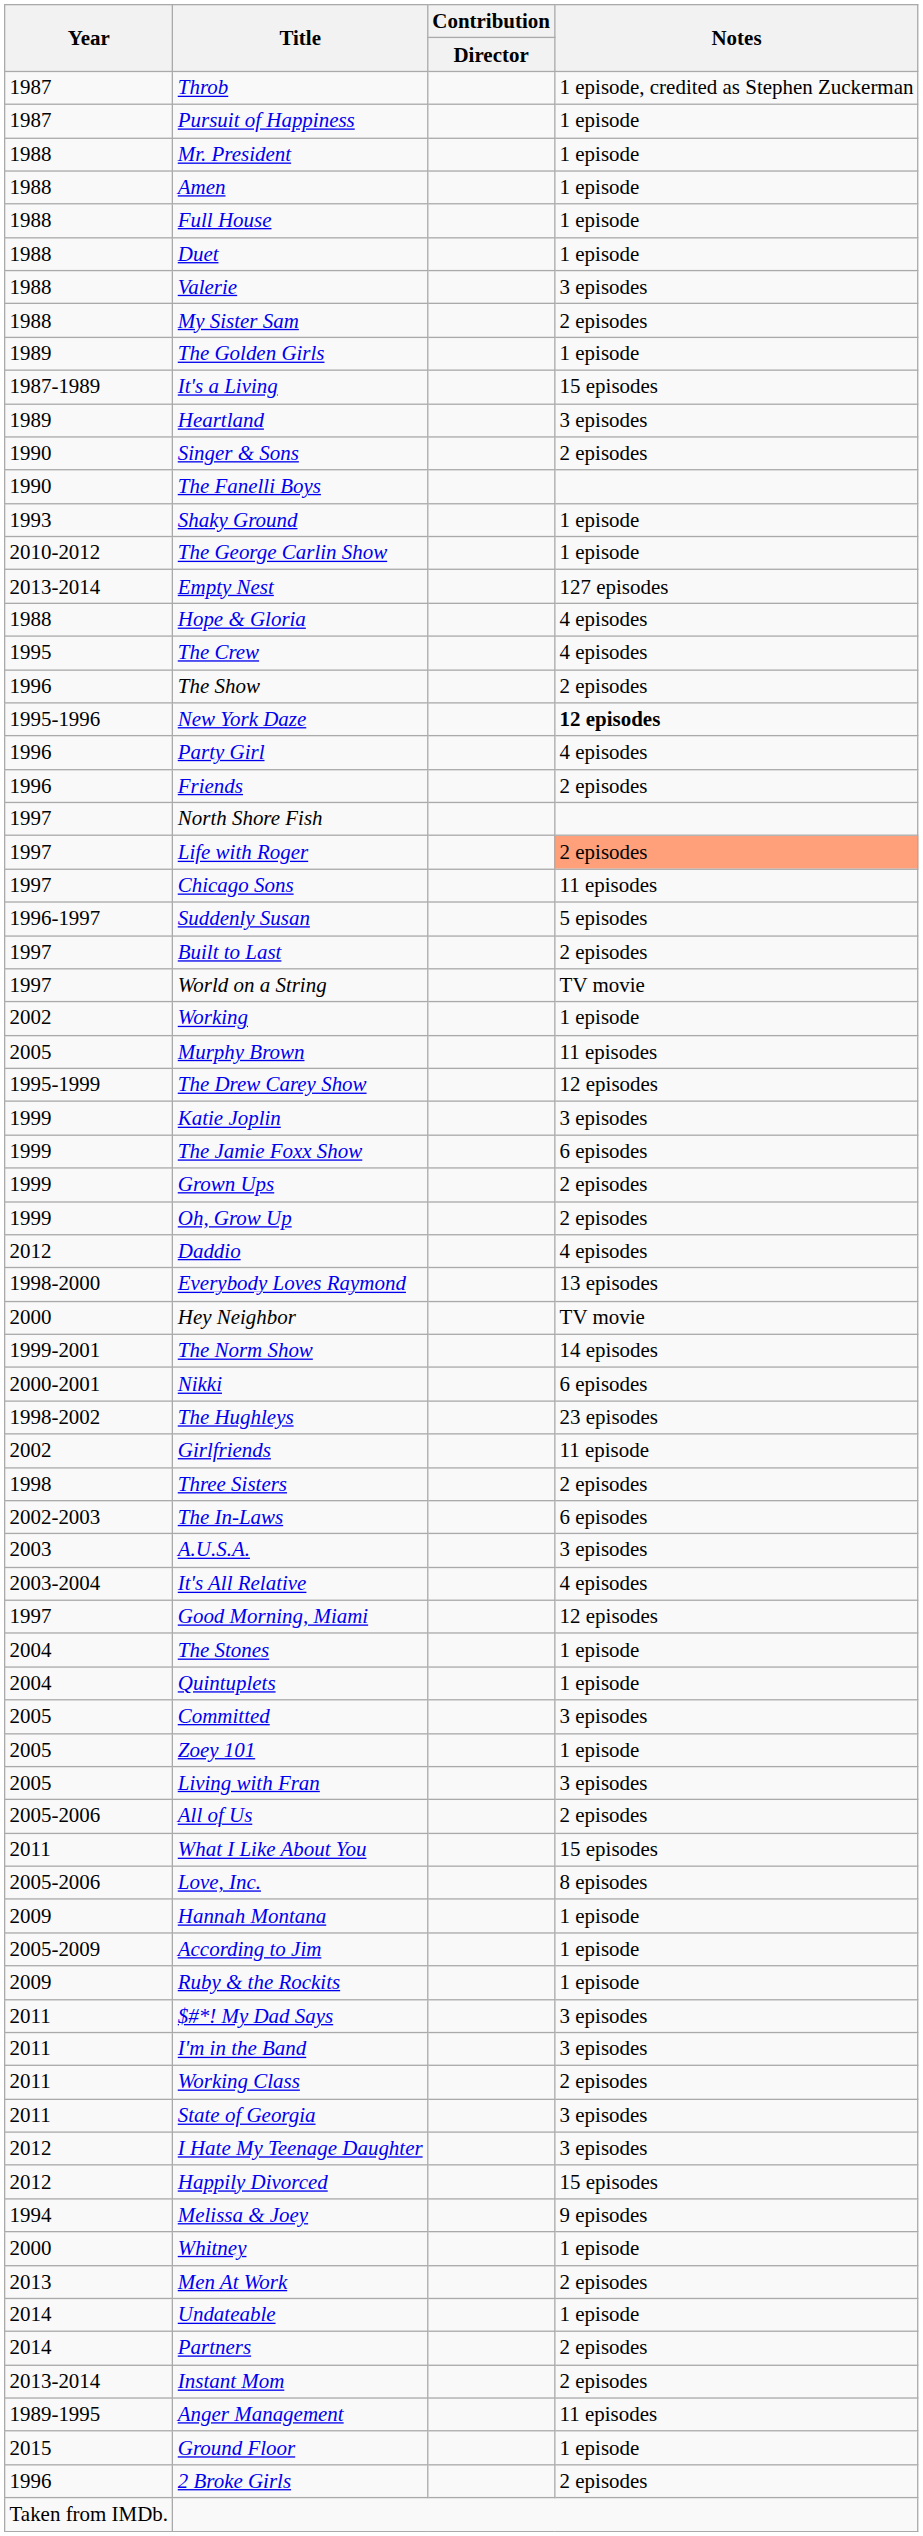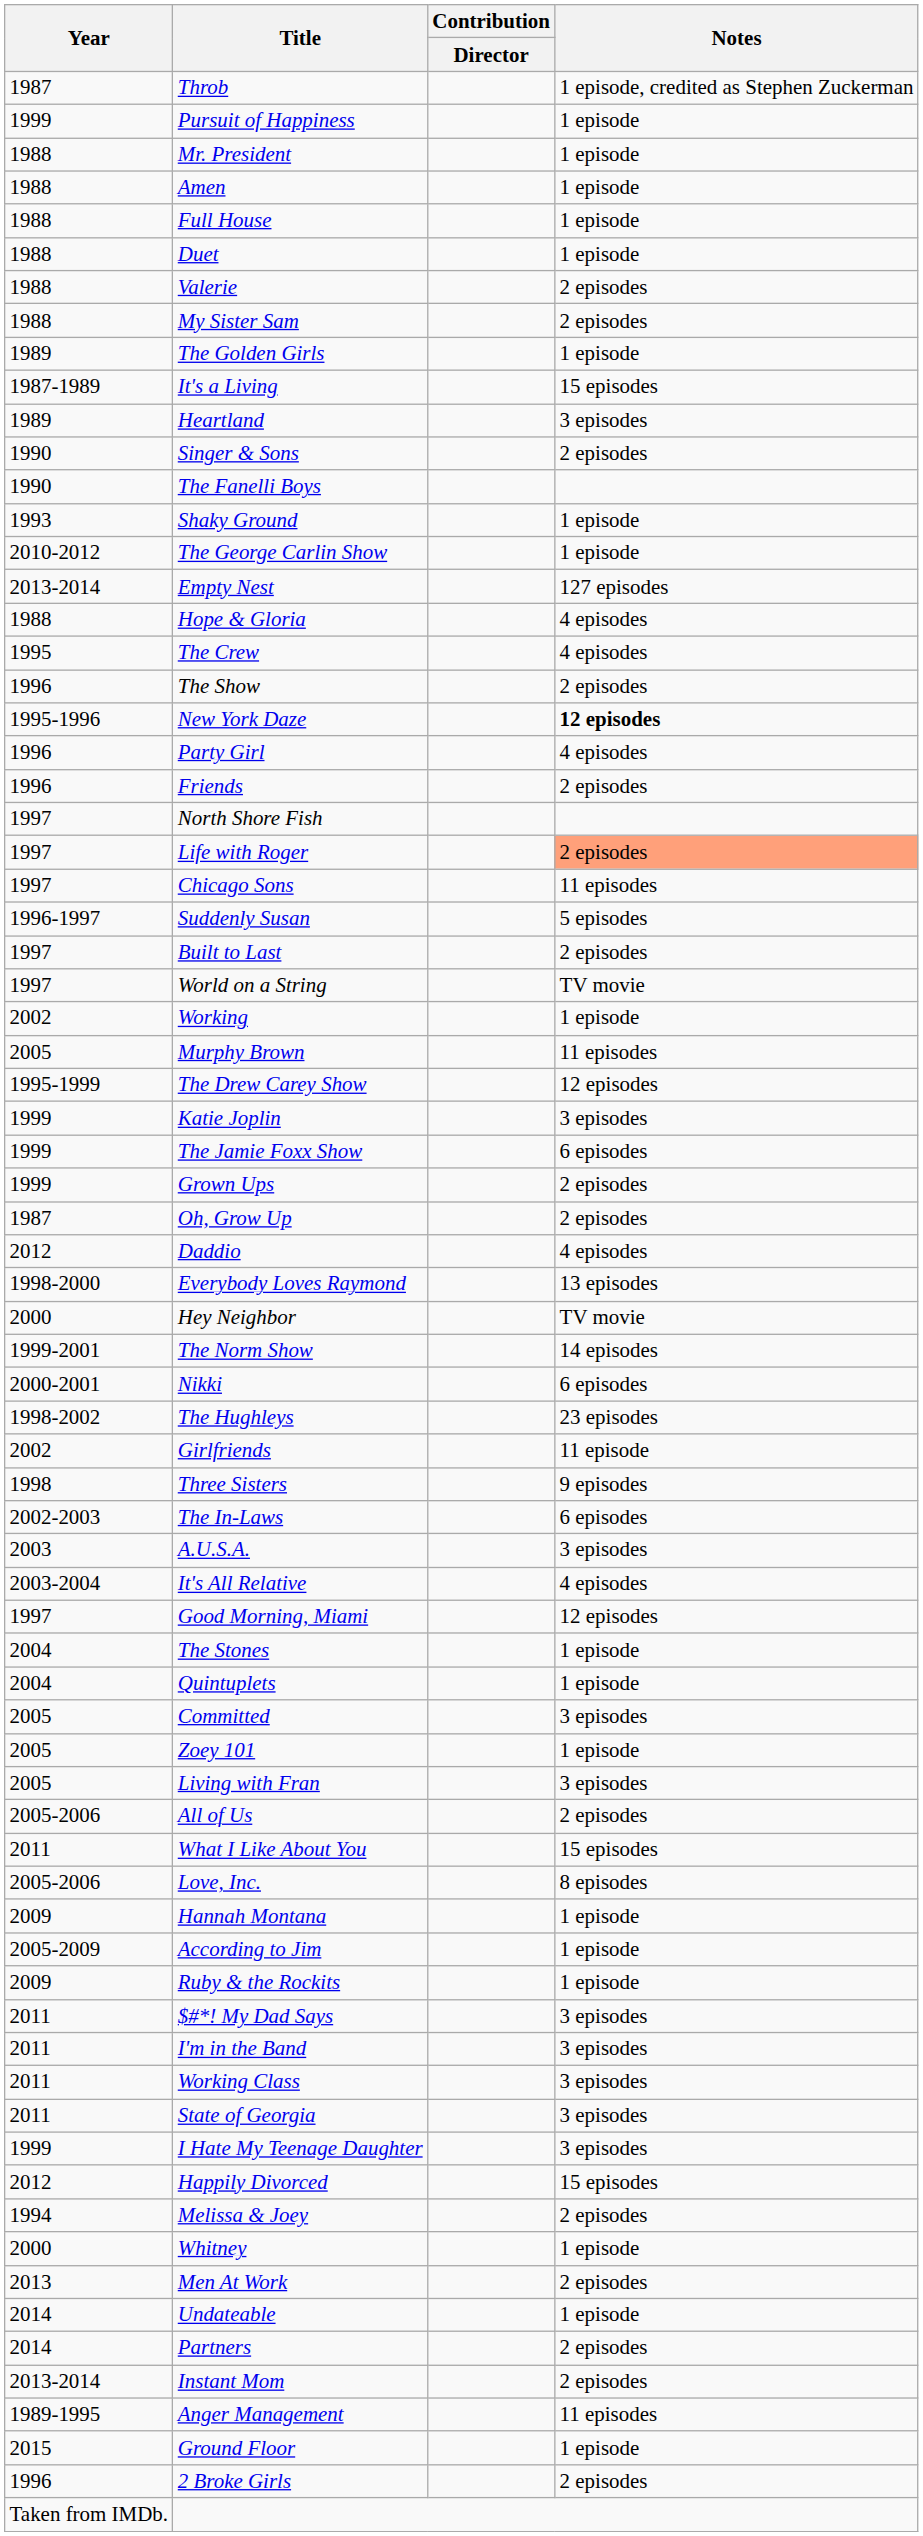(30, 120) 1987 -> (30, 120) 1999
(604, 287) 3 episodes -> (604, 287) 2 episodes
(30, 1217) 1999 -> (30, 1217) 1987
(604, 1483) 2 episodes -> (604, 1483) 9 episodes
(604, 2082) 2 episodes -> (604, 2082) 3 episodes
(30, 2148) 2012 -> (30, 2148) 1999
(604, 2215) 9 episodes -> (604, 2215) 2 episodes
